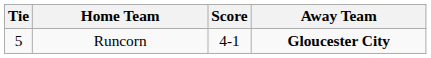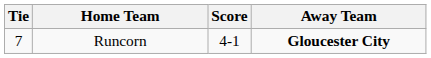(19, 41) 5 -> (19, 41) 7
